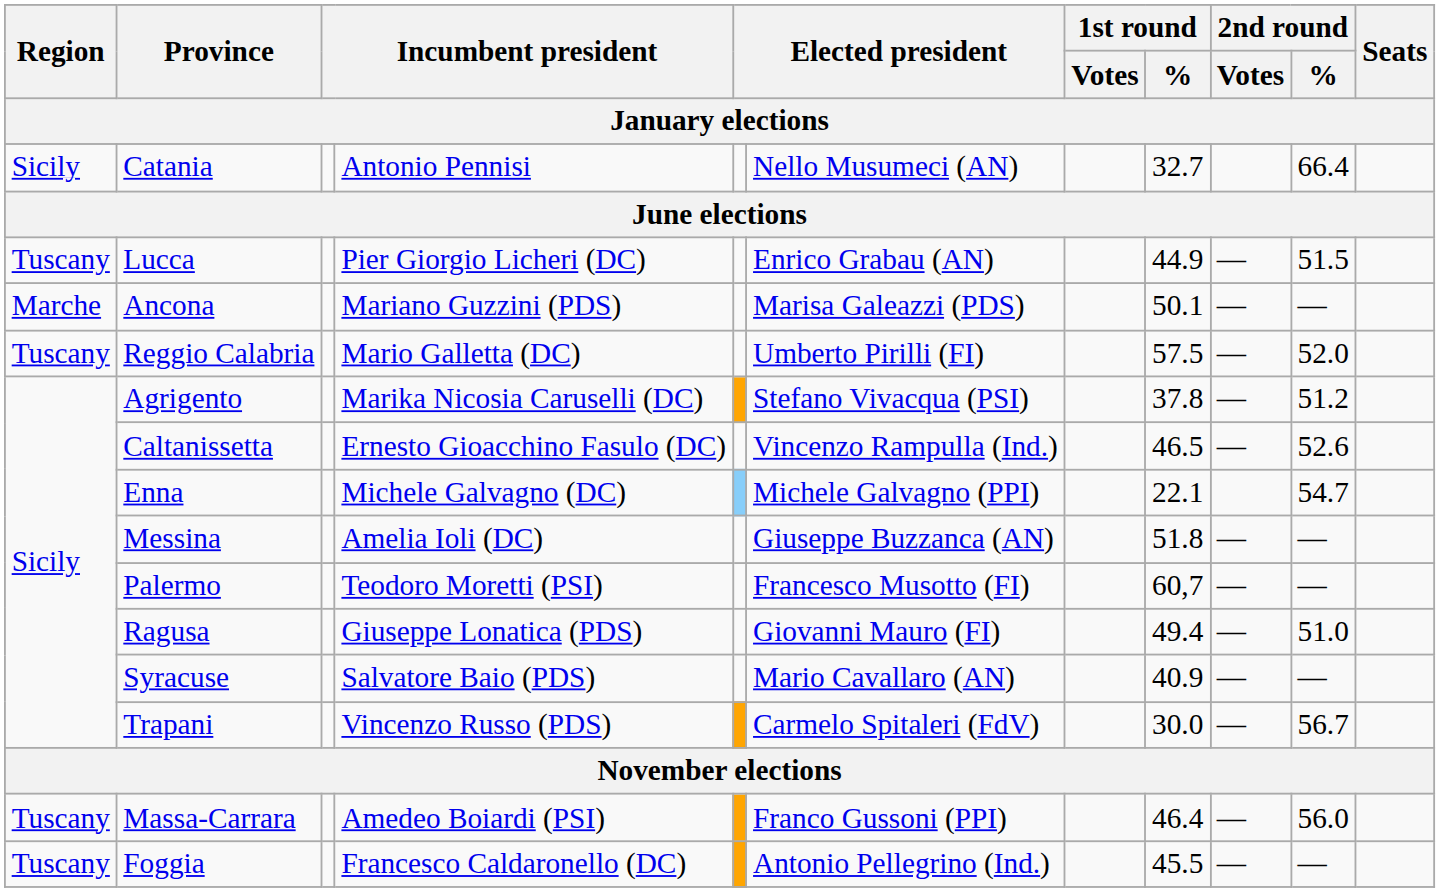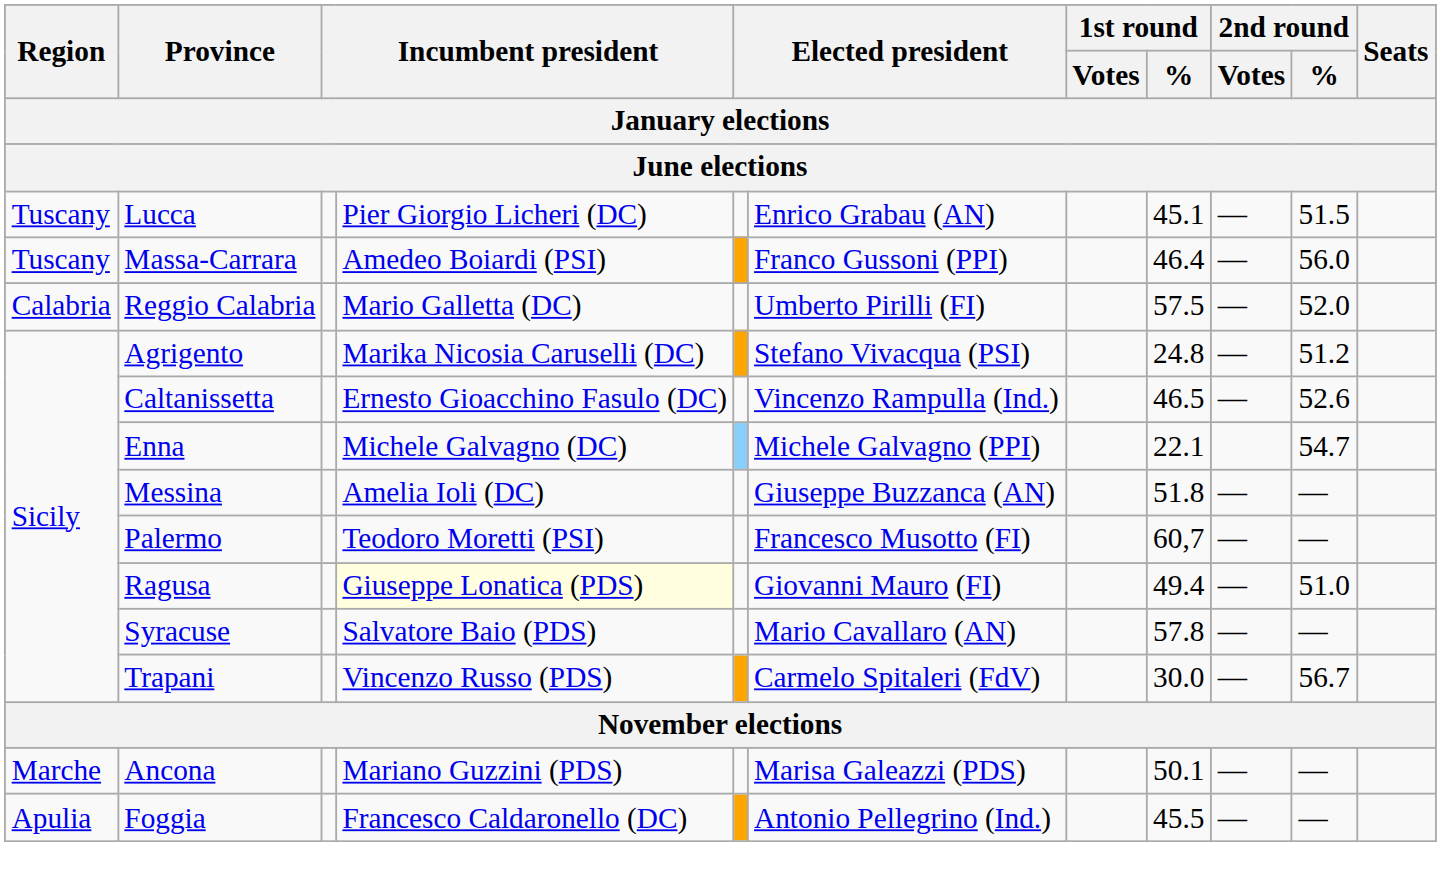- row: (168, 167)
(1178, 259) 44.9 -> (1179, 213) 45.1
rows swapped: (169, 306) <-> (209, 817)
(61, 352) Tuscany -> (61, 306) Calabria
(1178, 399) 37.8 -> (1179, 352) 24.8
(492, 631) no background -> (493, 584) lightyellow background
(1178, 677) 40.9 -> (1179, 631) 57.8
(61, 863) Tuscany -> (52, 817) Apulia
